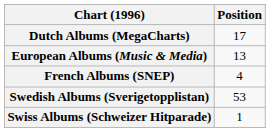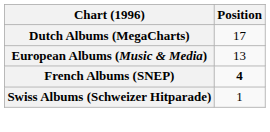(240, 76) normal -> (240, 76) bold
- row: (109, 96)
